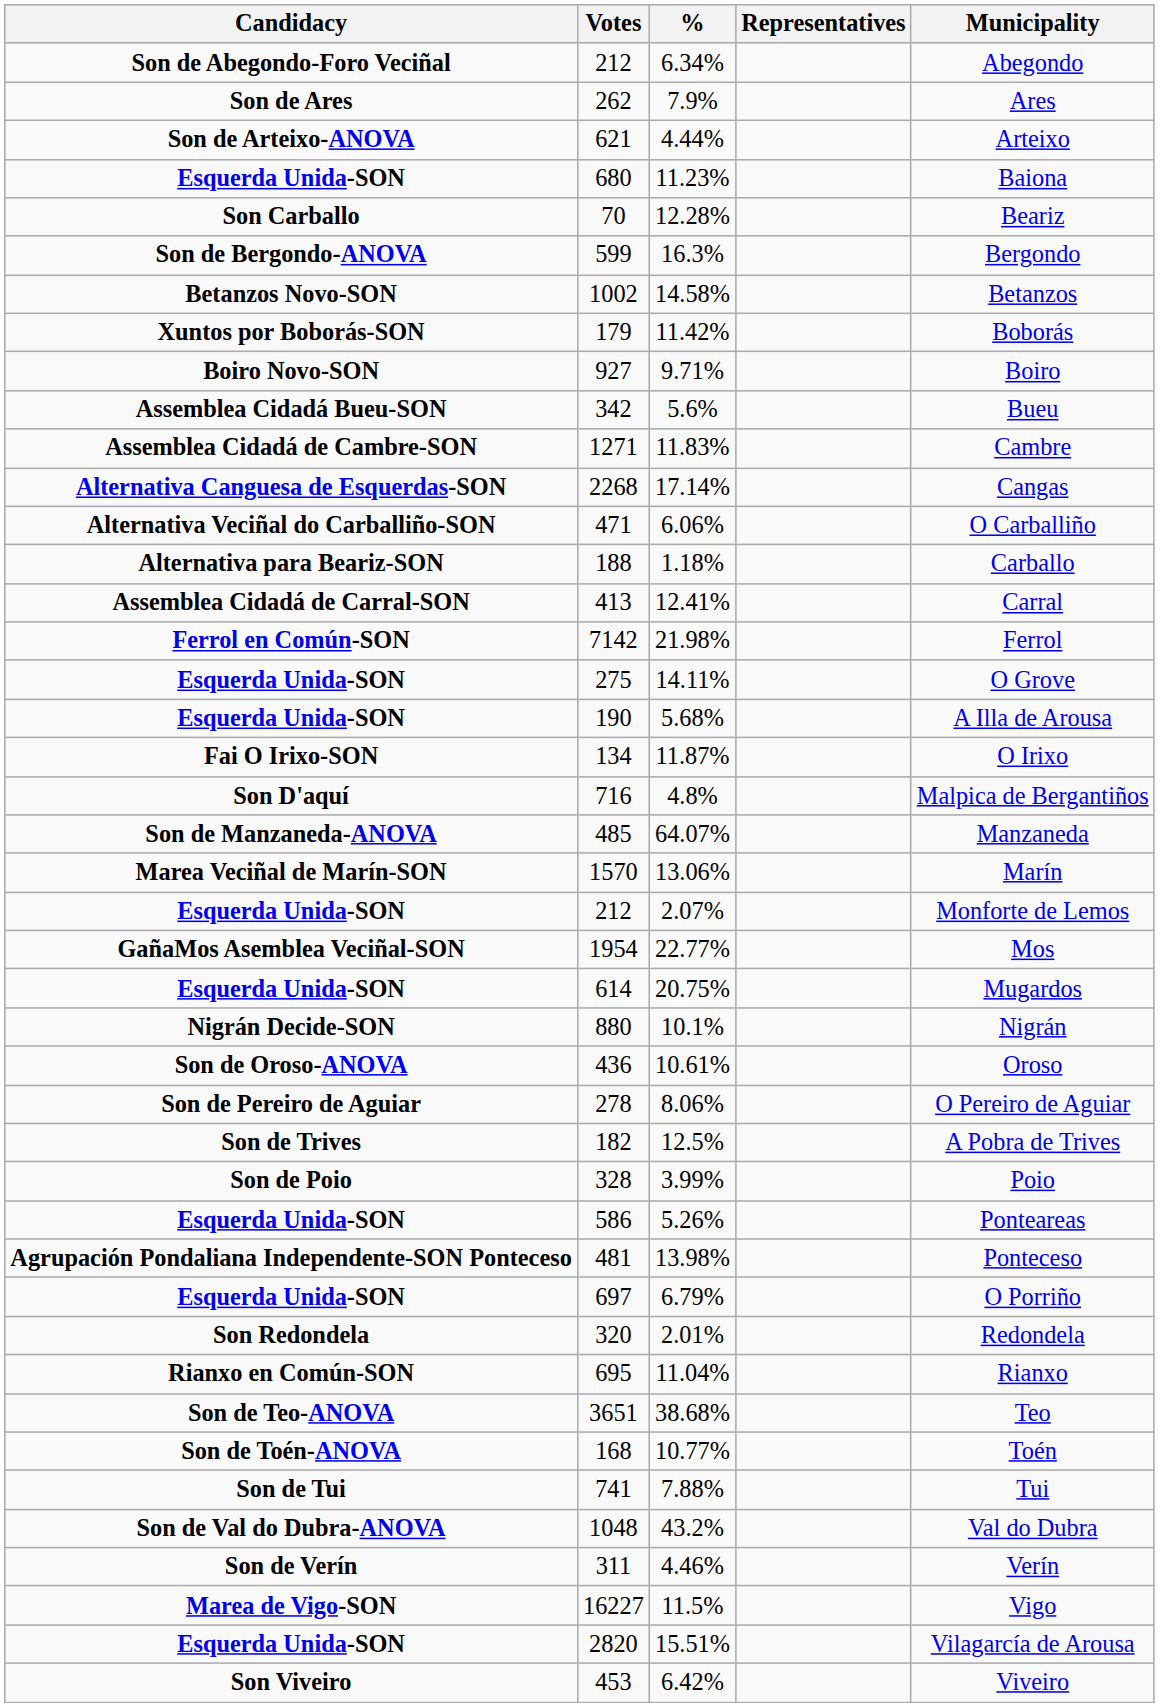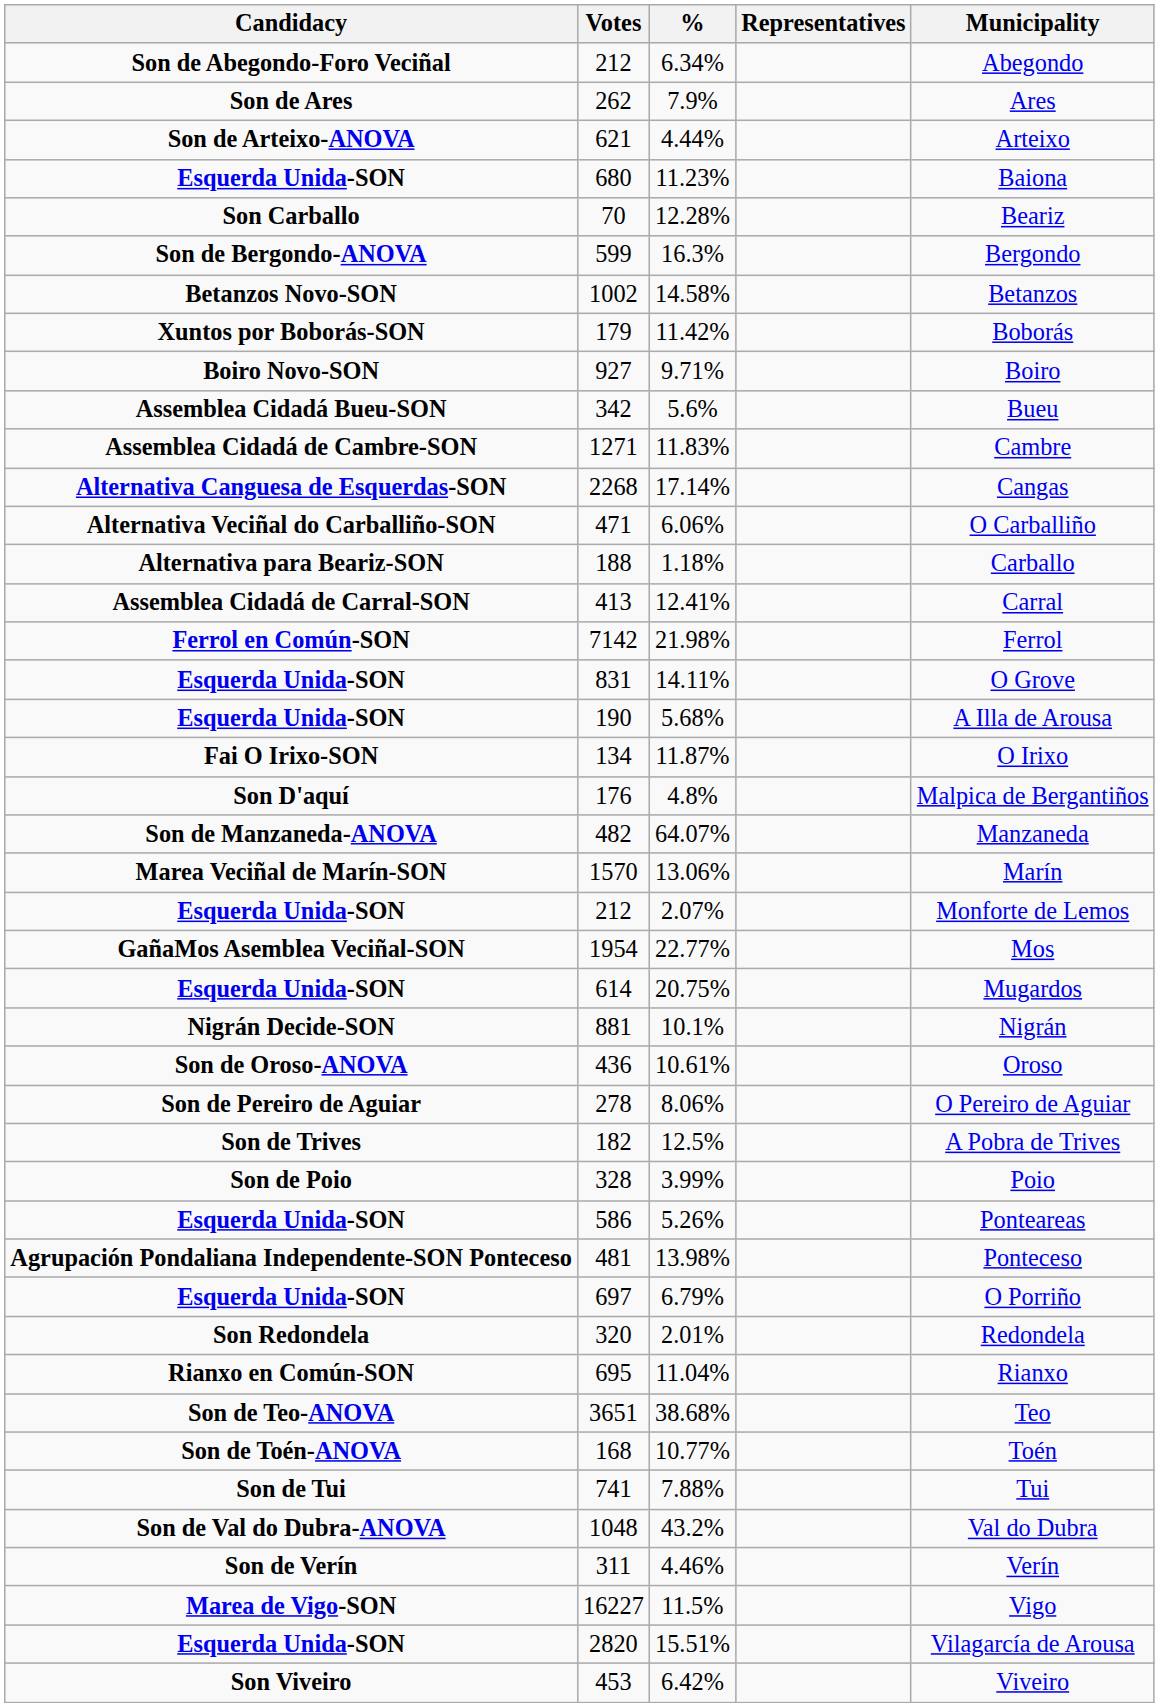(613, 679) 275 -> (613, 679) 831
(613, 795) 716 -> (613, 795) 176
(613, 833) 485 -> (613, 833) 482
(613, 1026) 880 -> (613, 1026) 881
